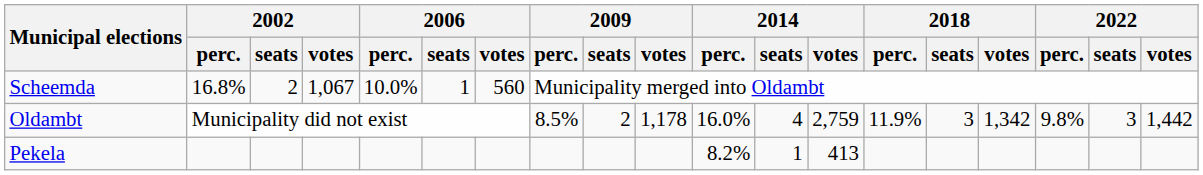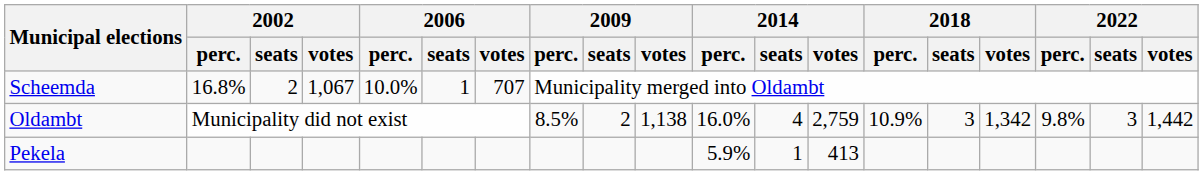(509, 86) 560 -> (509, 86) 707
(664, 119) 1,178 -> (664, 119) 1,138
(895, 119) 11.9% -> (895, 119) 10.9%
(729, 152) 8.2% -> (729, 152) 5.9%
